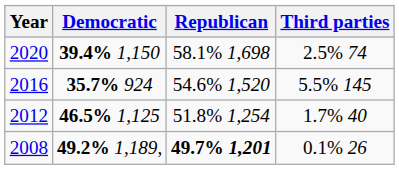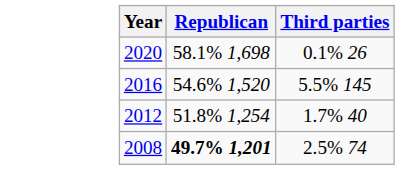- column: (110, 21)
(335, 53) 2.5% 74 -> (335, 53) 0.1% 26
(335, 147) 0.1% 26 -> (335, 147) 2.5% 74
